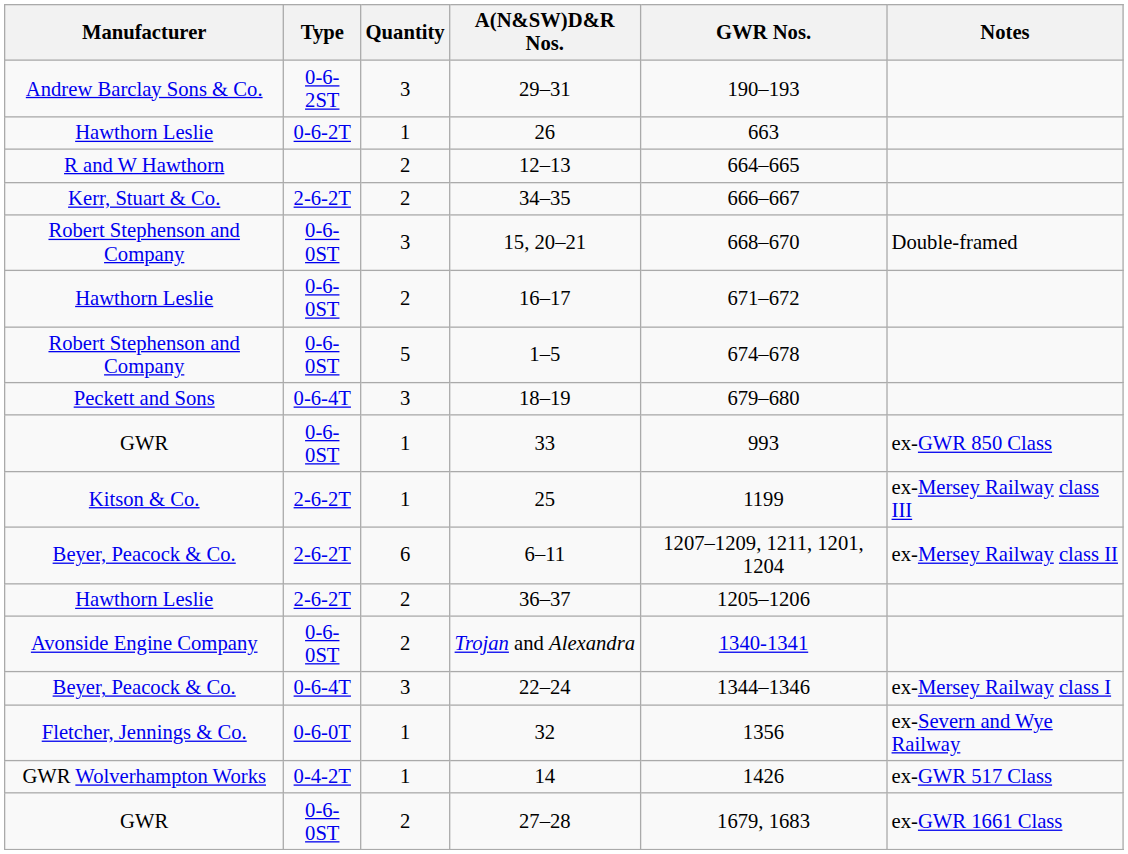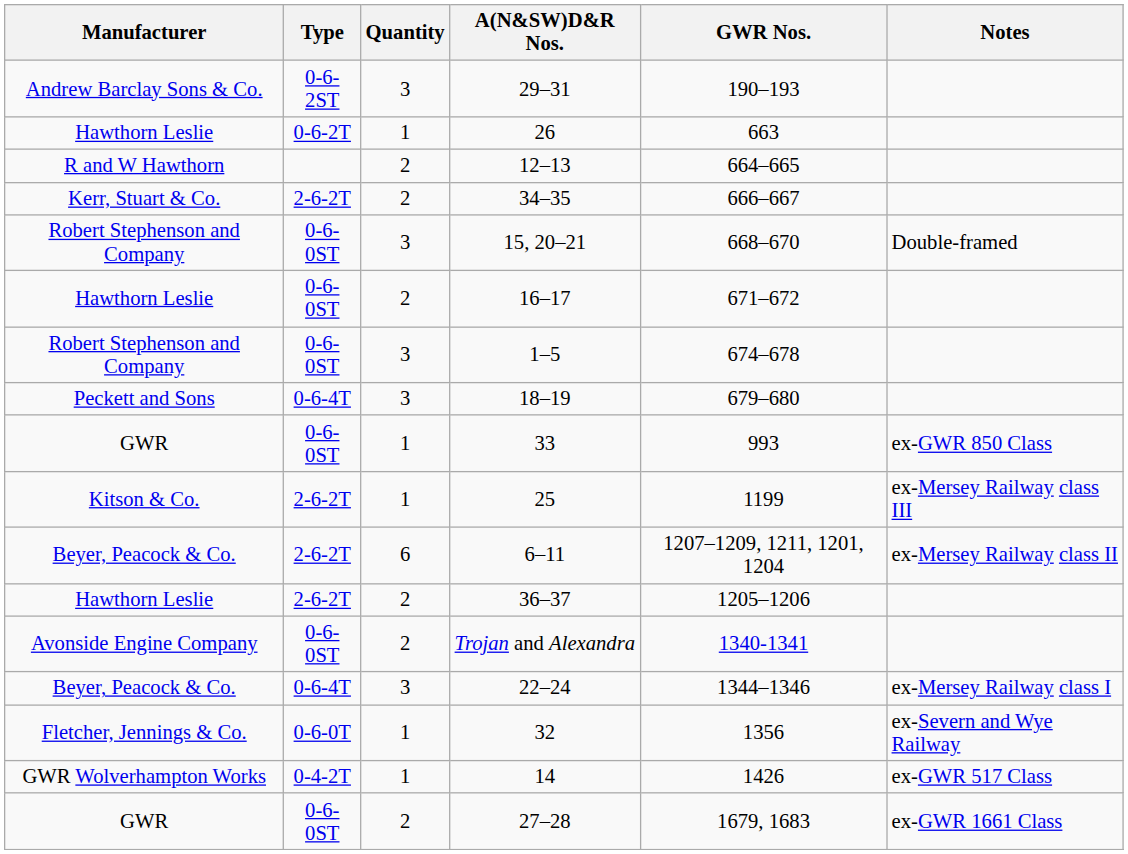(405, 354) 5 -> (405, 354) 3
